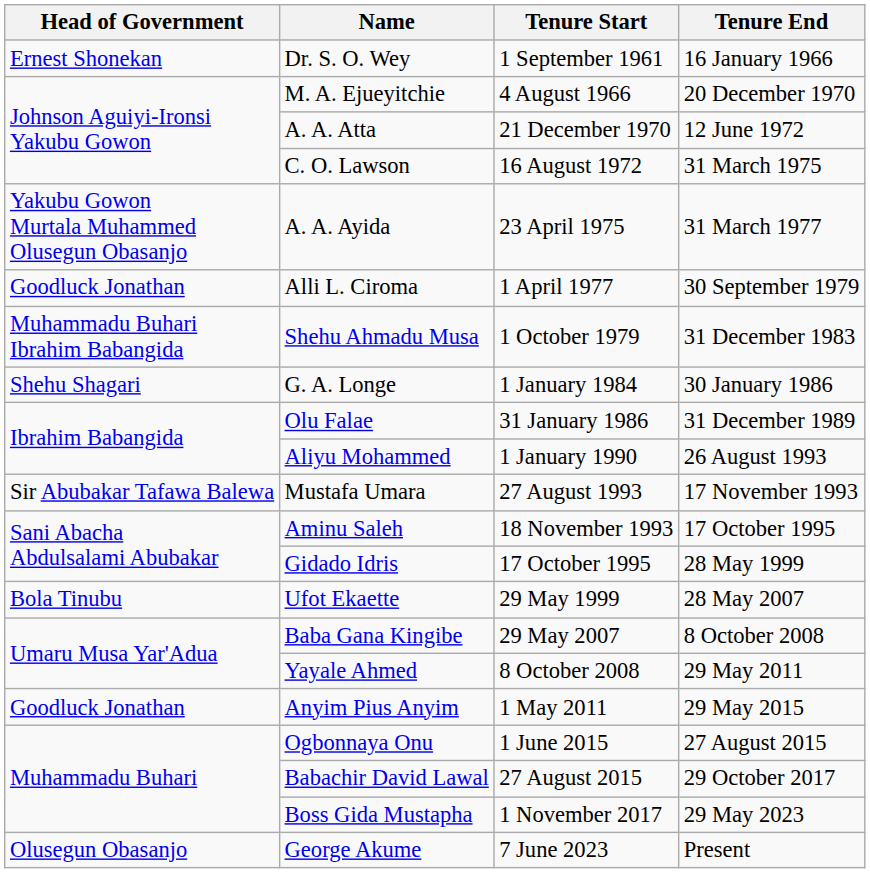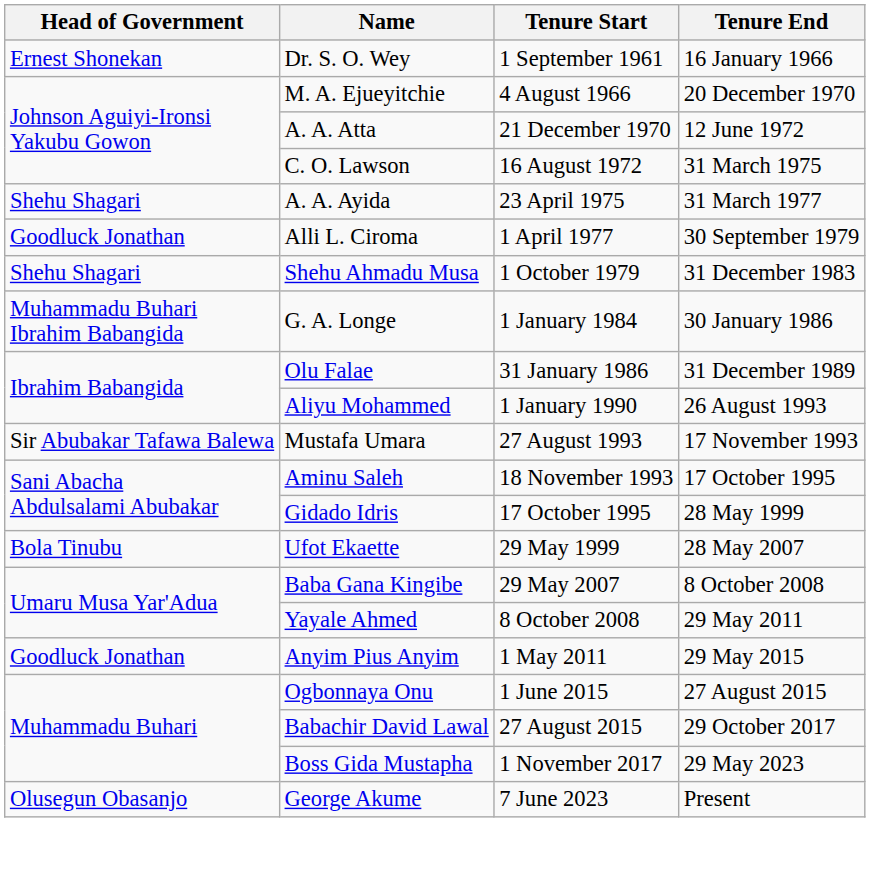(103, 226) Yakubu Gowon Murtala Muhammed Olusegun Obasanjo -> (75, 201) Shehu Shagari
(104, 336) Muhammadu Buhari Ibrahim Babangida -> (75, 272) Shehu Shagari
(75, 384) Shehu Shagari -> (104, 321) Muhammadu Buhari Ibrahim Babangida
